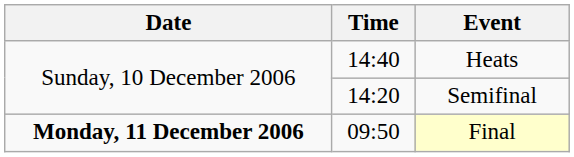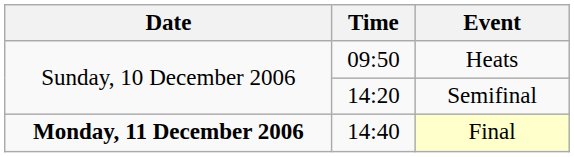(373, 59) 14:40 -> (373, 59) 09:50
(373, 132) 09:50 -> (373, 132) 14:40
